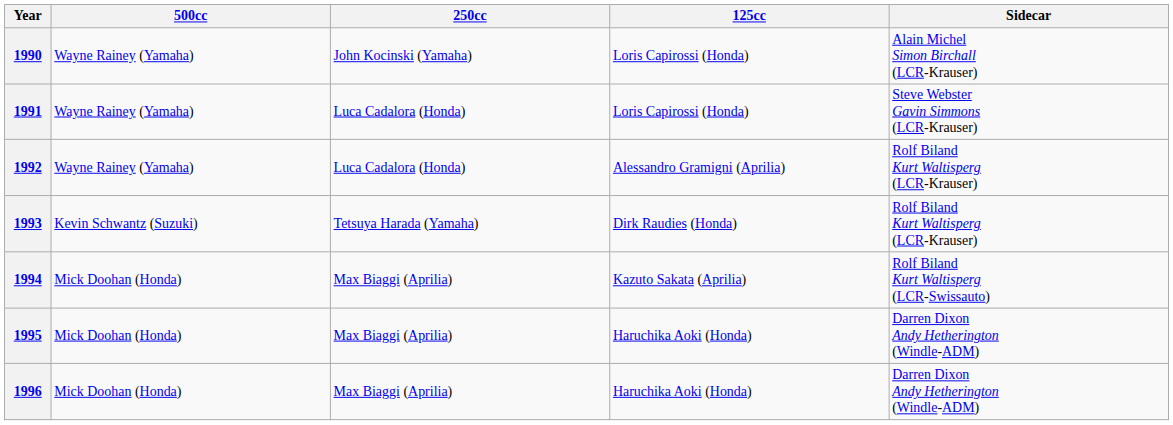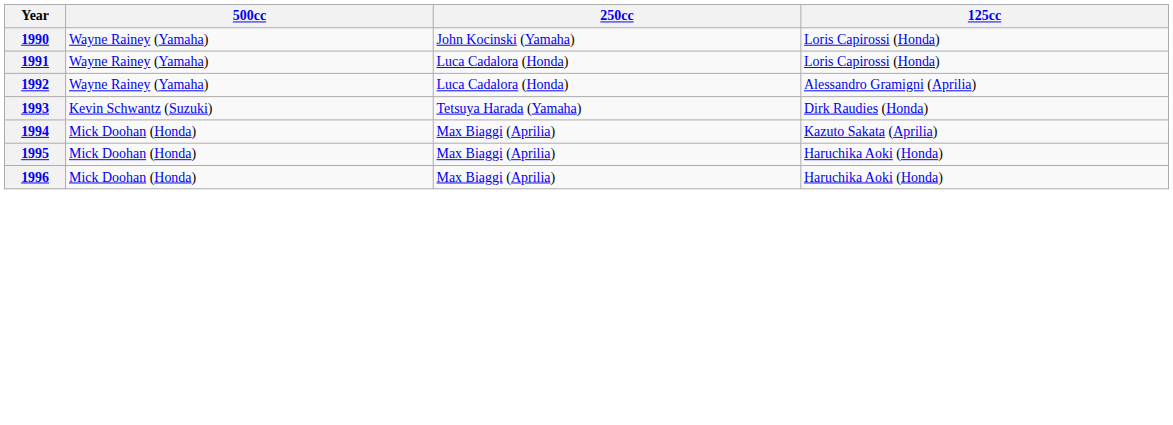- column: (1029, 16)
